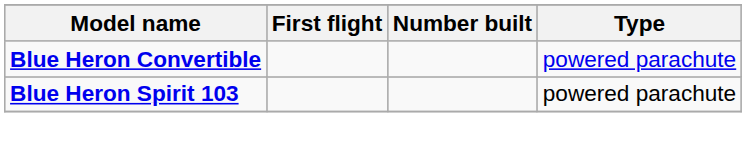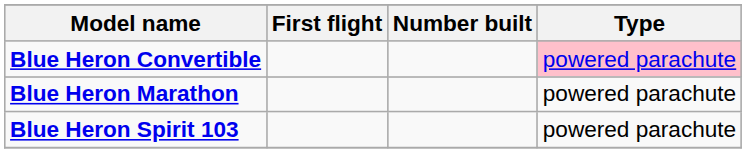(639, 59) no background -> (639, 59) pink background
+ row: (124, 94)
